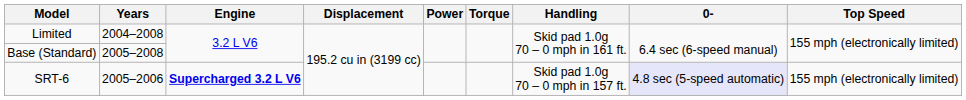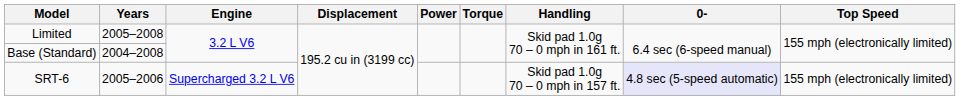(133, 34) 2004–2008 -> (133, 34) 2005–2008
(133, 53) 2005–2008 -> (133, 53) 2004–2008
(235, 79) bold -> (232, 79) normal
